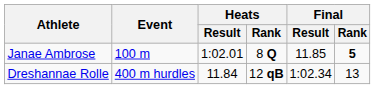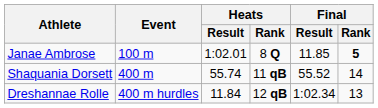+ row: (60, 74)
